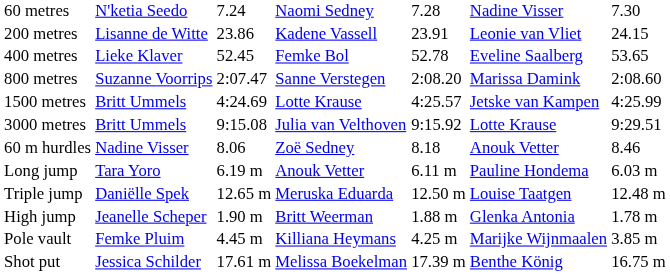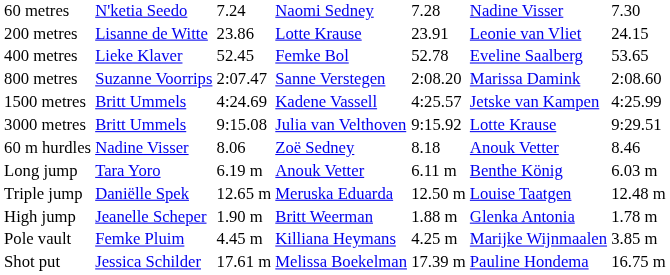(326, 33) Kadene Vassell -> (318, 33) Lotte Krause
(318, 101) Lotte Krause -> (326, 101) Kadene Vassell
(529, 170) Pauline Hondema -> (516, 170) Benthe König
(516, 262) Benthe König -> (529, 262) Pauline Hondema
